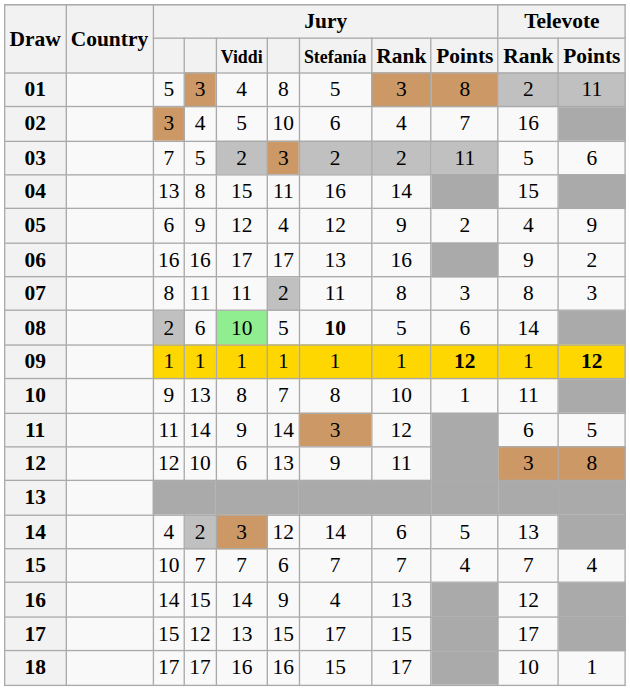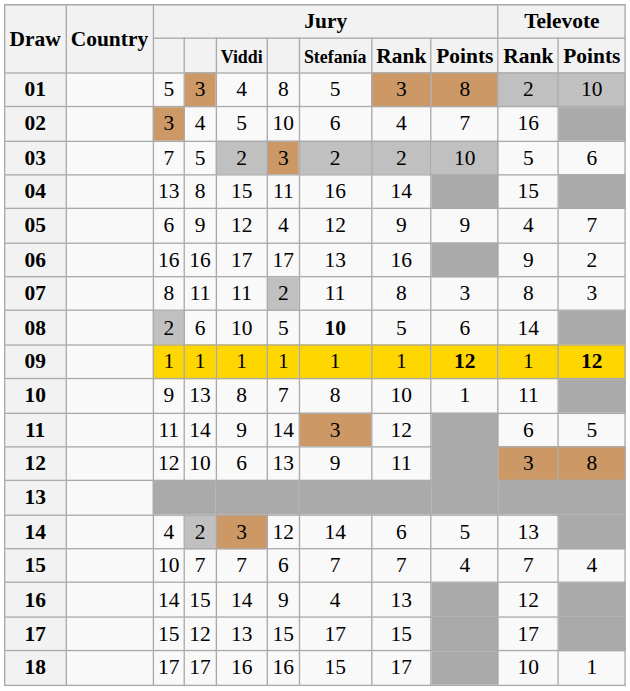(592, 89) 11 -> (592, 89) 10
(465, 157) 11 -> (465, 157) 10
(465, 225) 2 -> (465, 225) 9
(592, 225) 9 -> (592, 225) 7
(242, 327) lightgreen background -> (242, 327) no background
